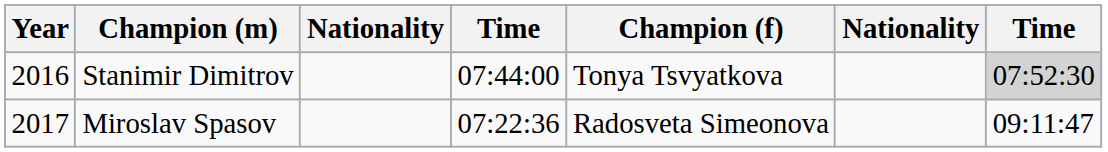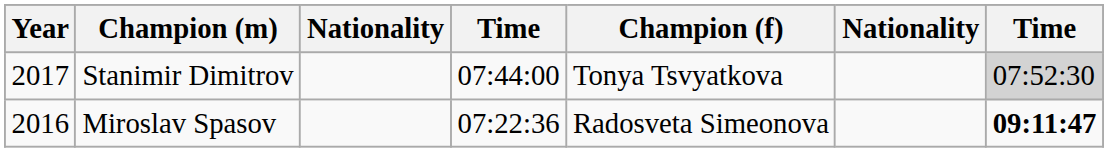(40, 75) 2016 -> (40, 75) 2017
(40, 123) 2017 -> (40, 123) 2016
(1043, 123) normal -> (1045, 123) bold
